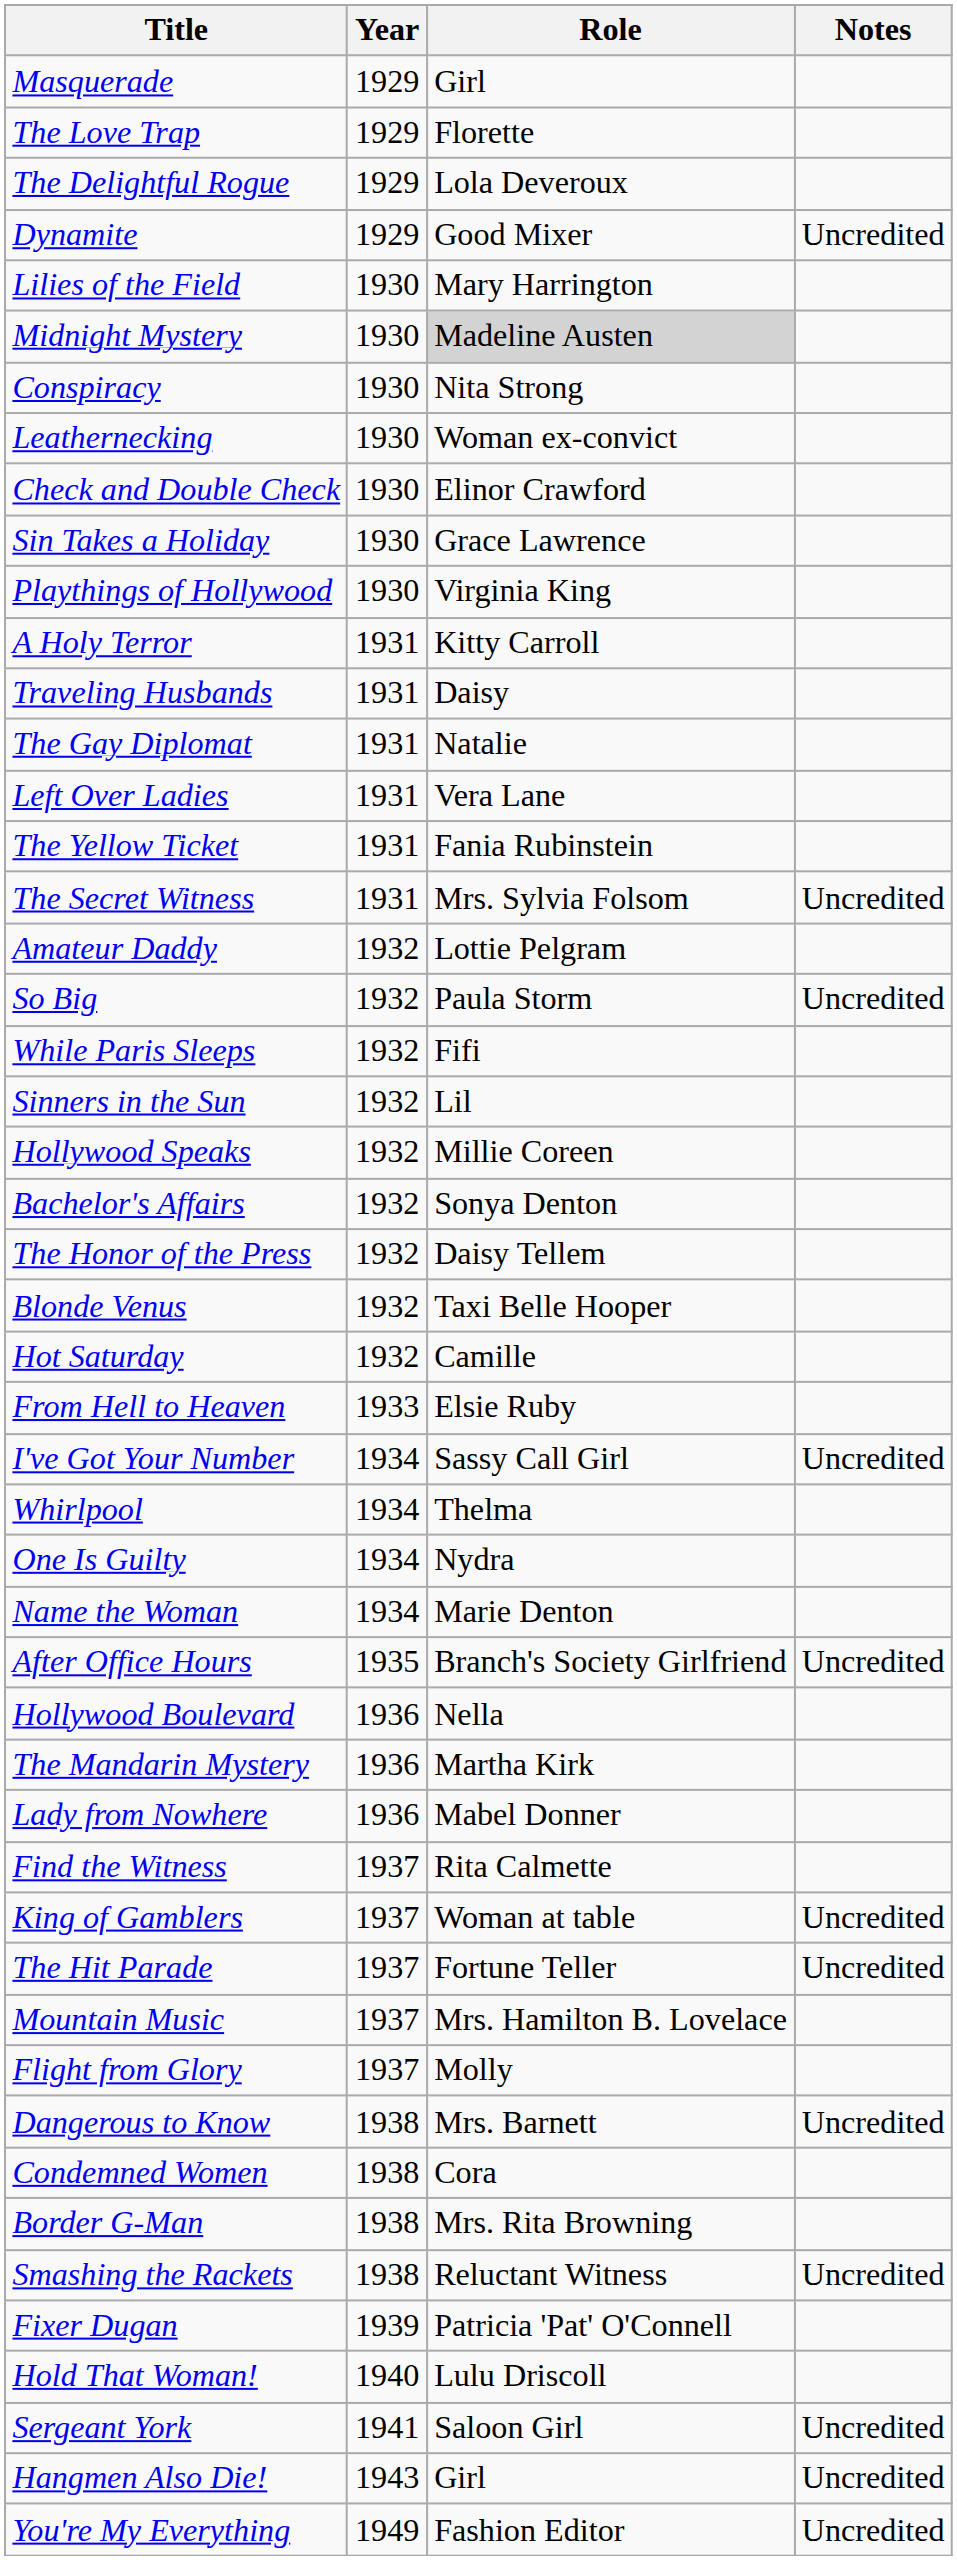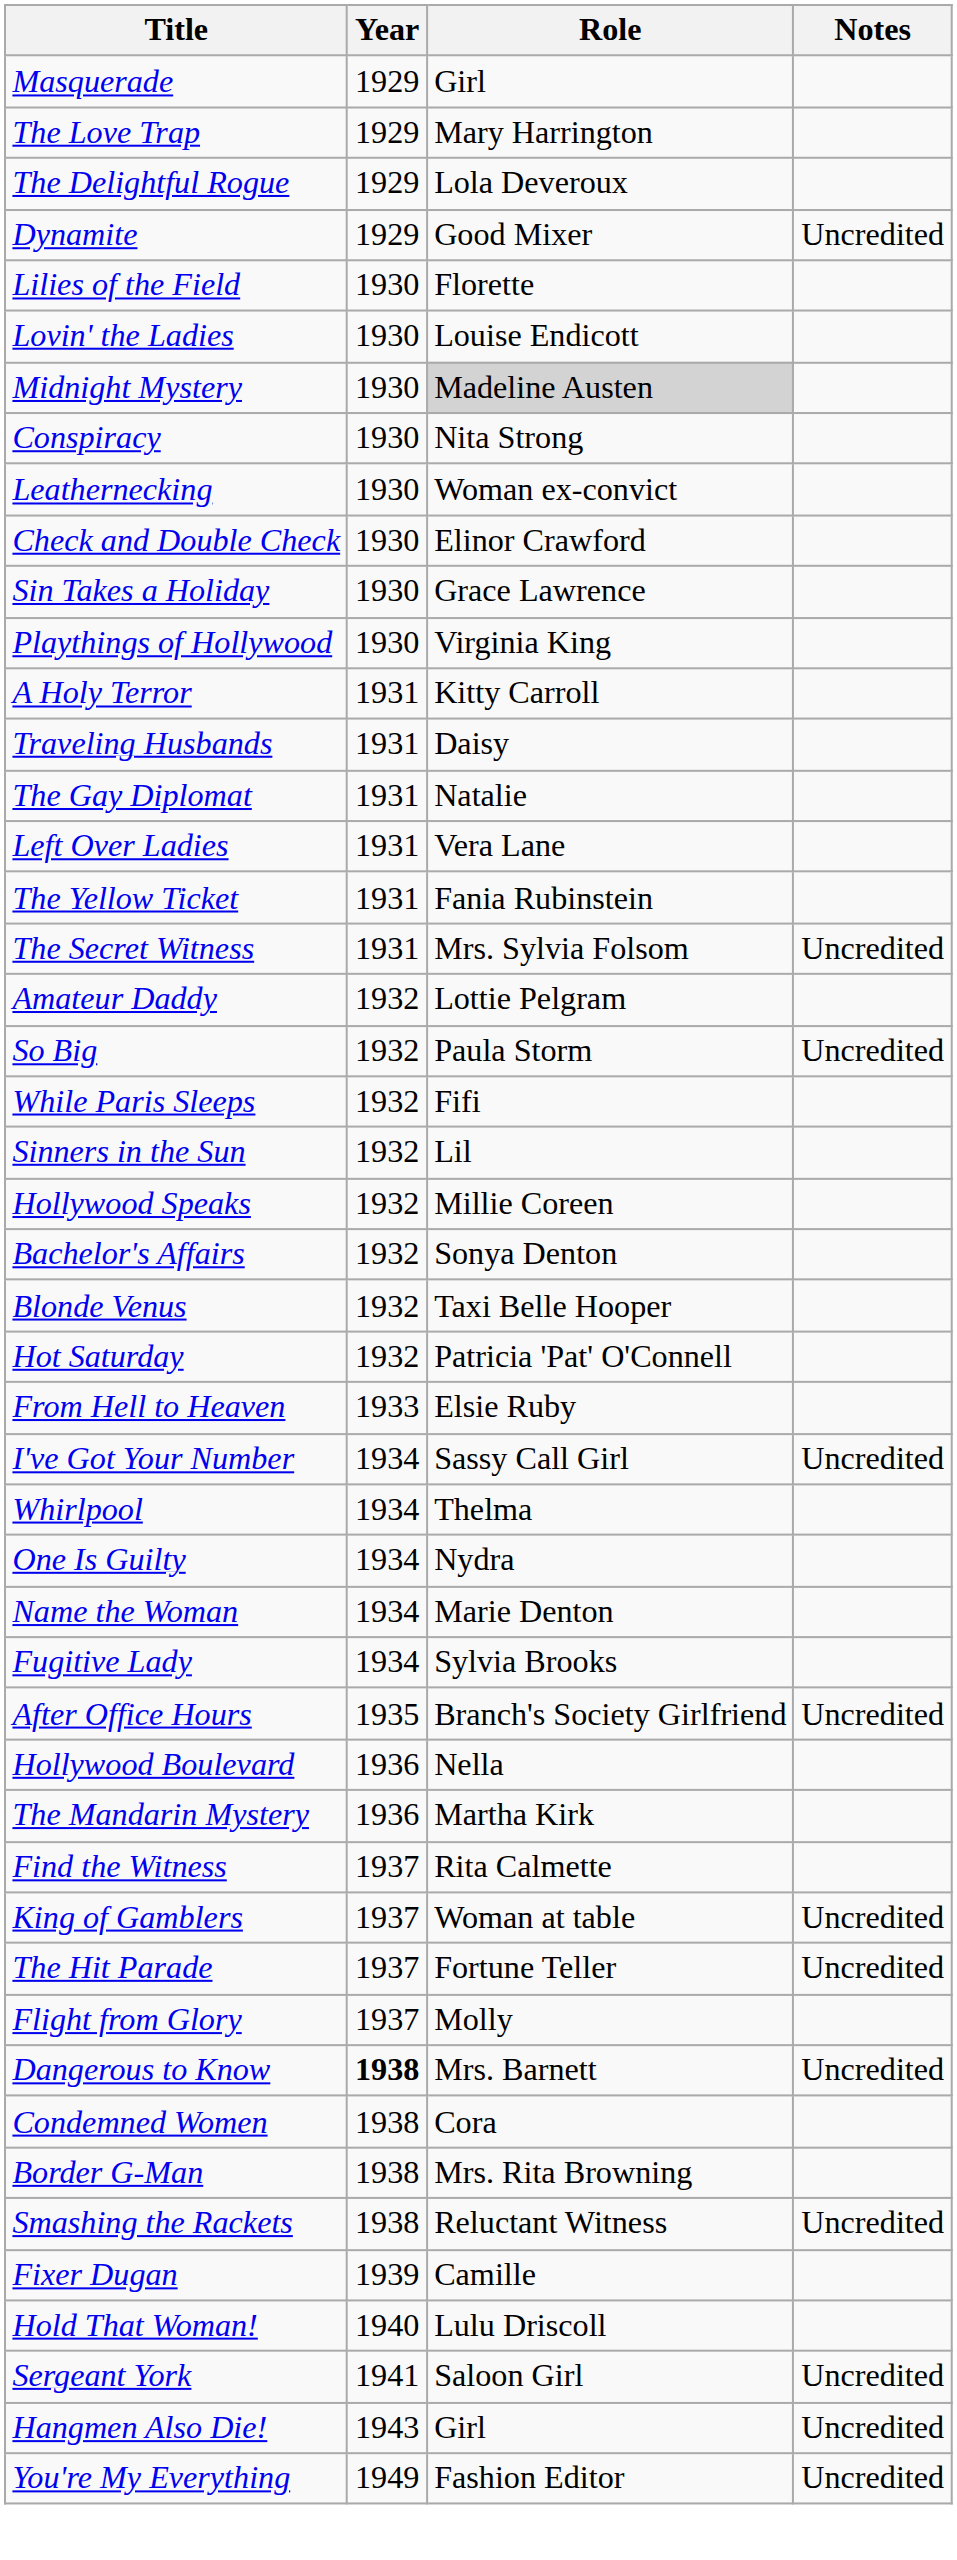(484, 132) Florette -> (544, 132) Mary Harrington
(544, 285) Mary Harrington -> (484, 285) Florette
+ row: (123, 336)
- row: (162, 1254)
(485, 1356) Camille -> (583, 1356) Patricia 'Pat' O'Connell
+ row: (102, 1662)
- row: (140, 1815)
- row: (118, 2019)
(387, 2121) normal -> (387, 2070) bold
(583, 2325) Patricia 'Pat' O'Connell -> (485, 2274) Camille
